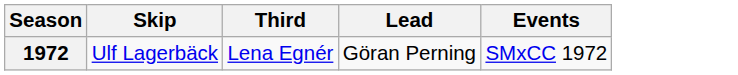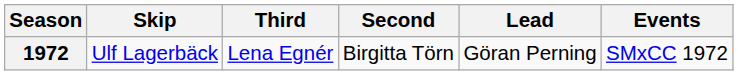+ column: (398, 20)
